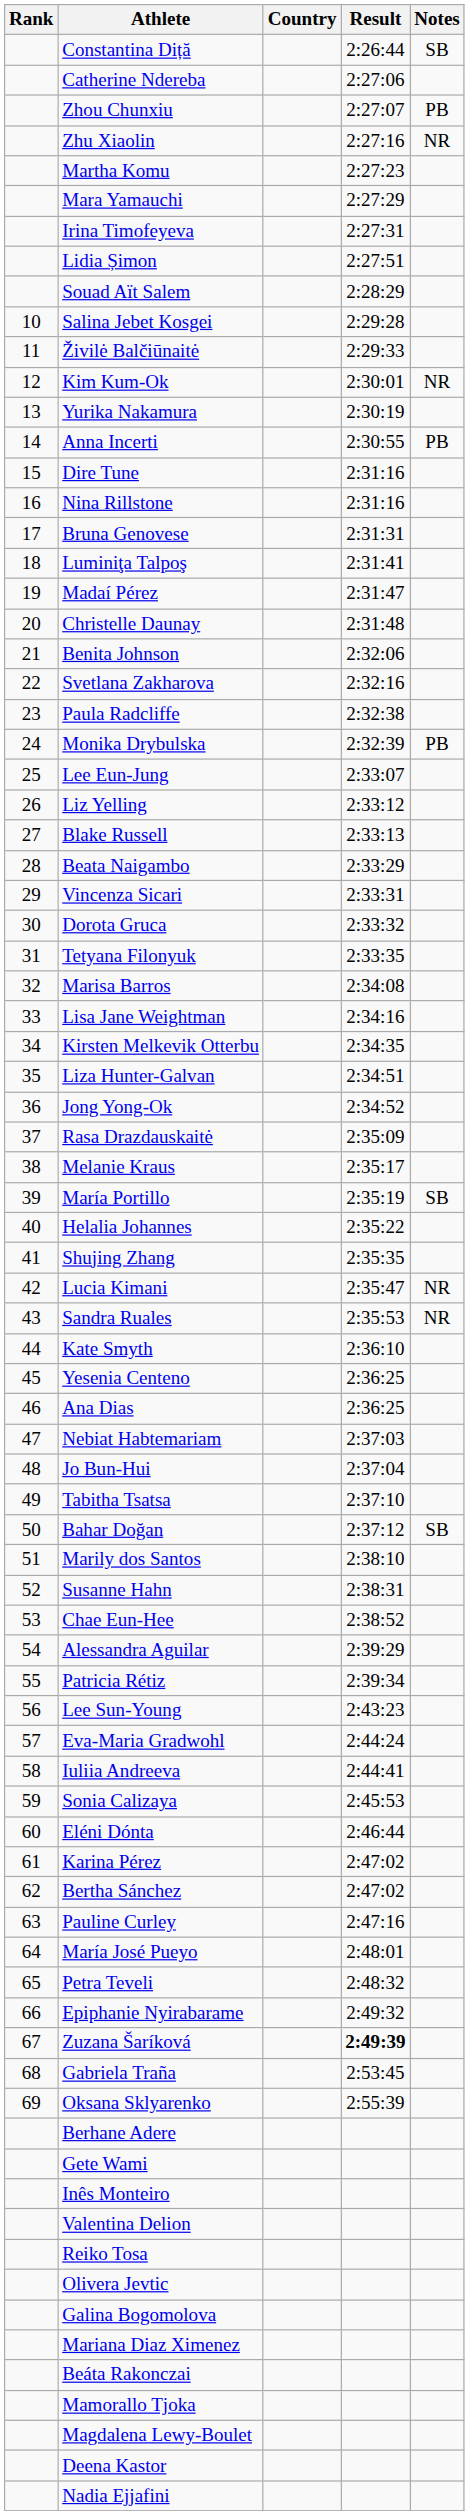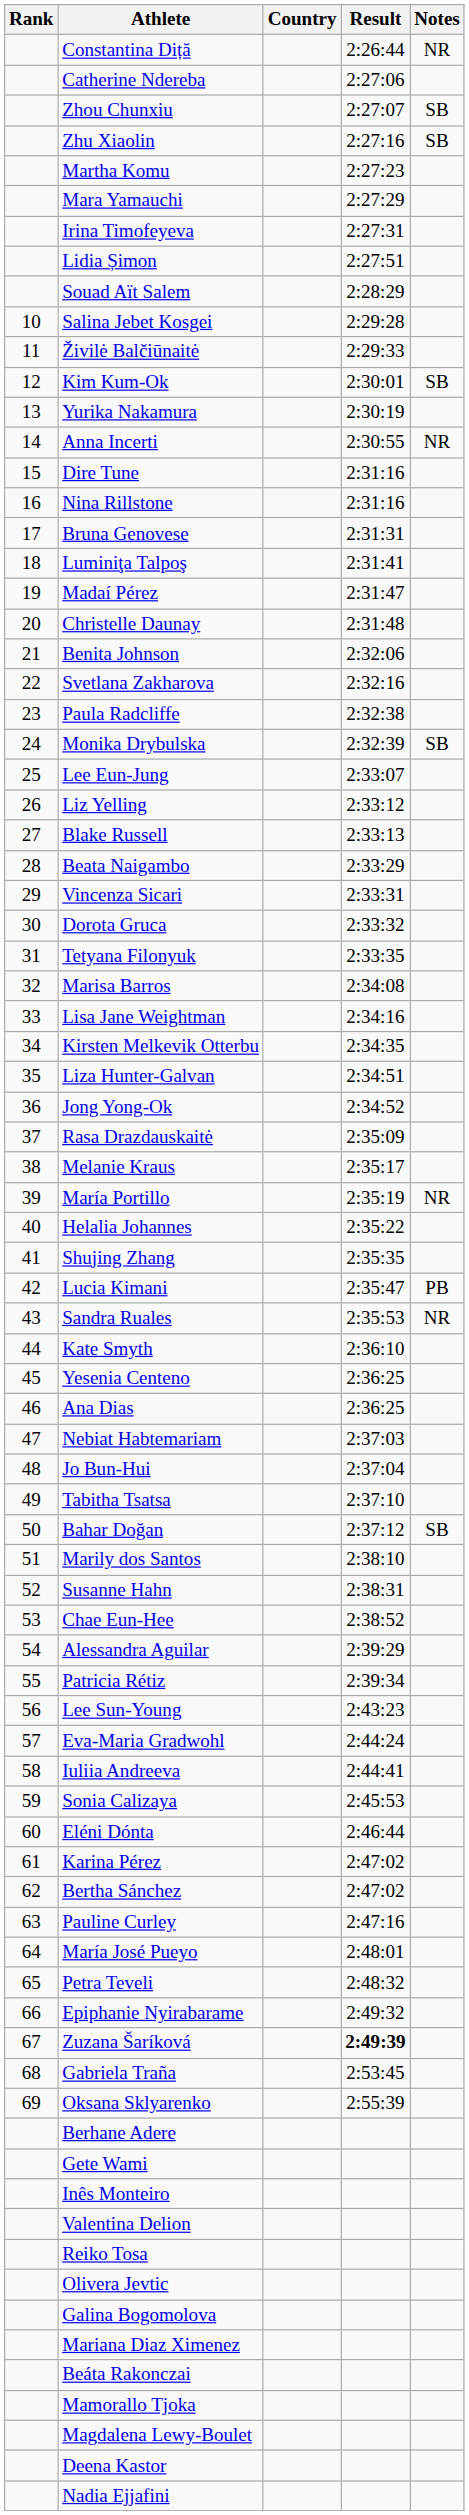(437, 49) SB -> (437, 49) NR
(437, 110) PB -> (437, 110) SB
(437, 140) NR -> (437, 140) SB
(437, 381) NR -> (437, 381) SB
(437, 442) PB -> (437, 442) NR
(437, 744) PB -> (437, 744) SB
(437, 1197) SB -> (437, 1197) NR
(437, 1287) NR -> (437, 1287) PB
